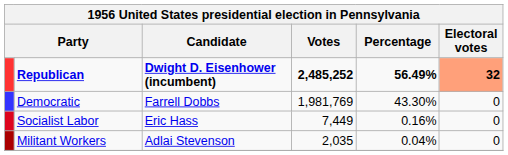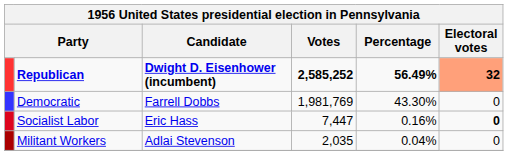(325, 75) 2,485,252 -> (325, 75) 2,585,252
(338, 121) 7,449 -> (338, 121) 7,447
(496, 121) normal -> (496, 121) bold
